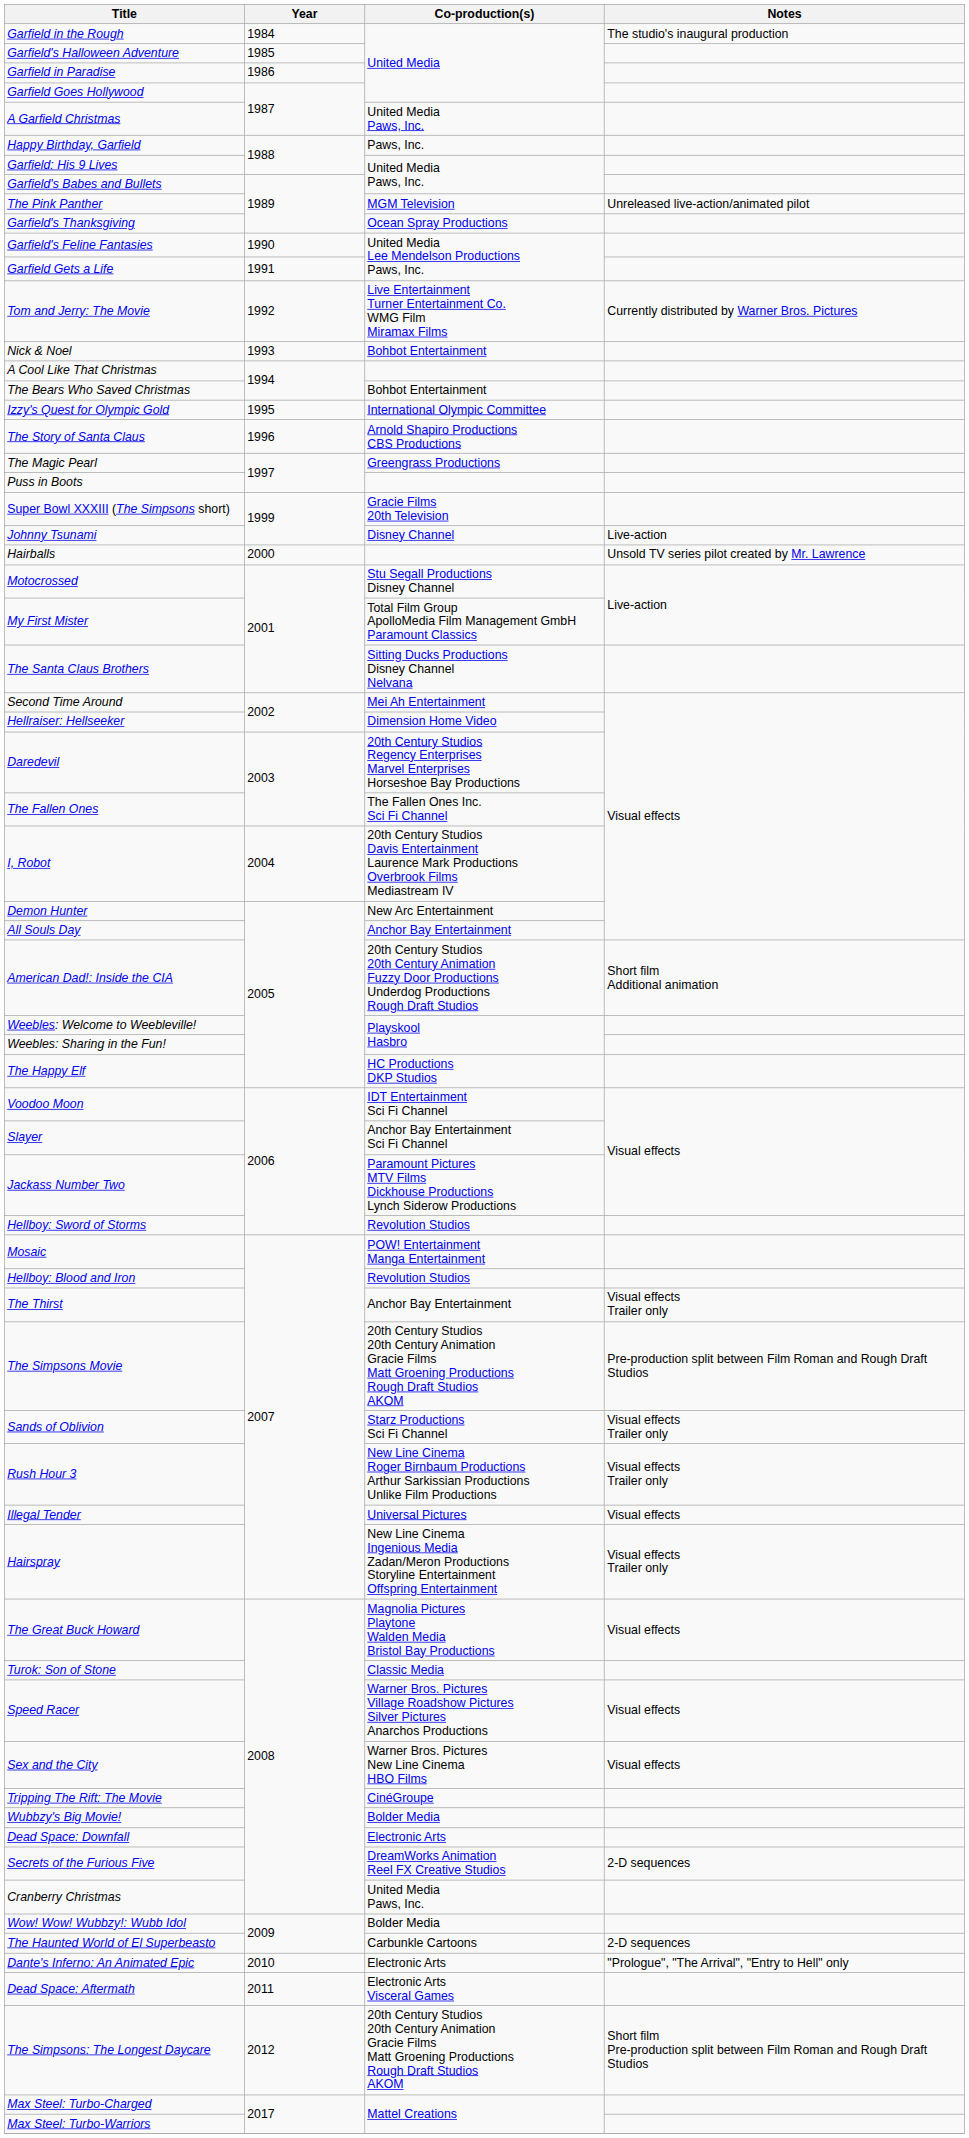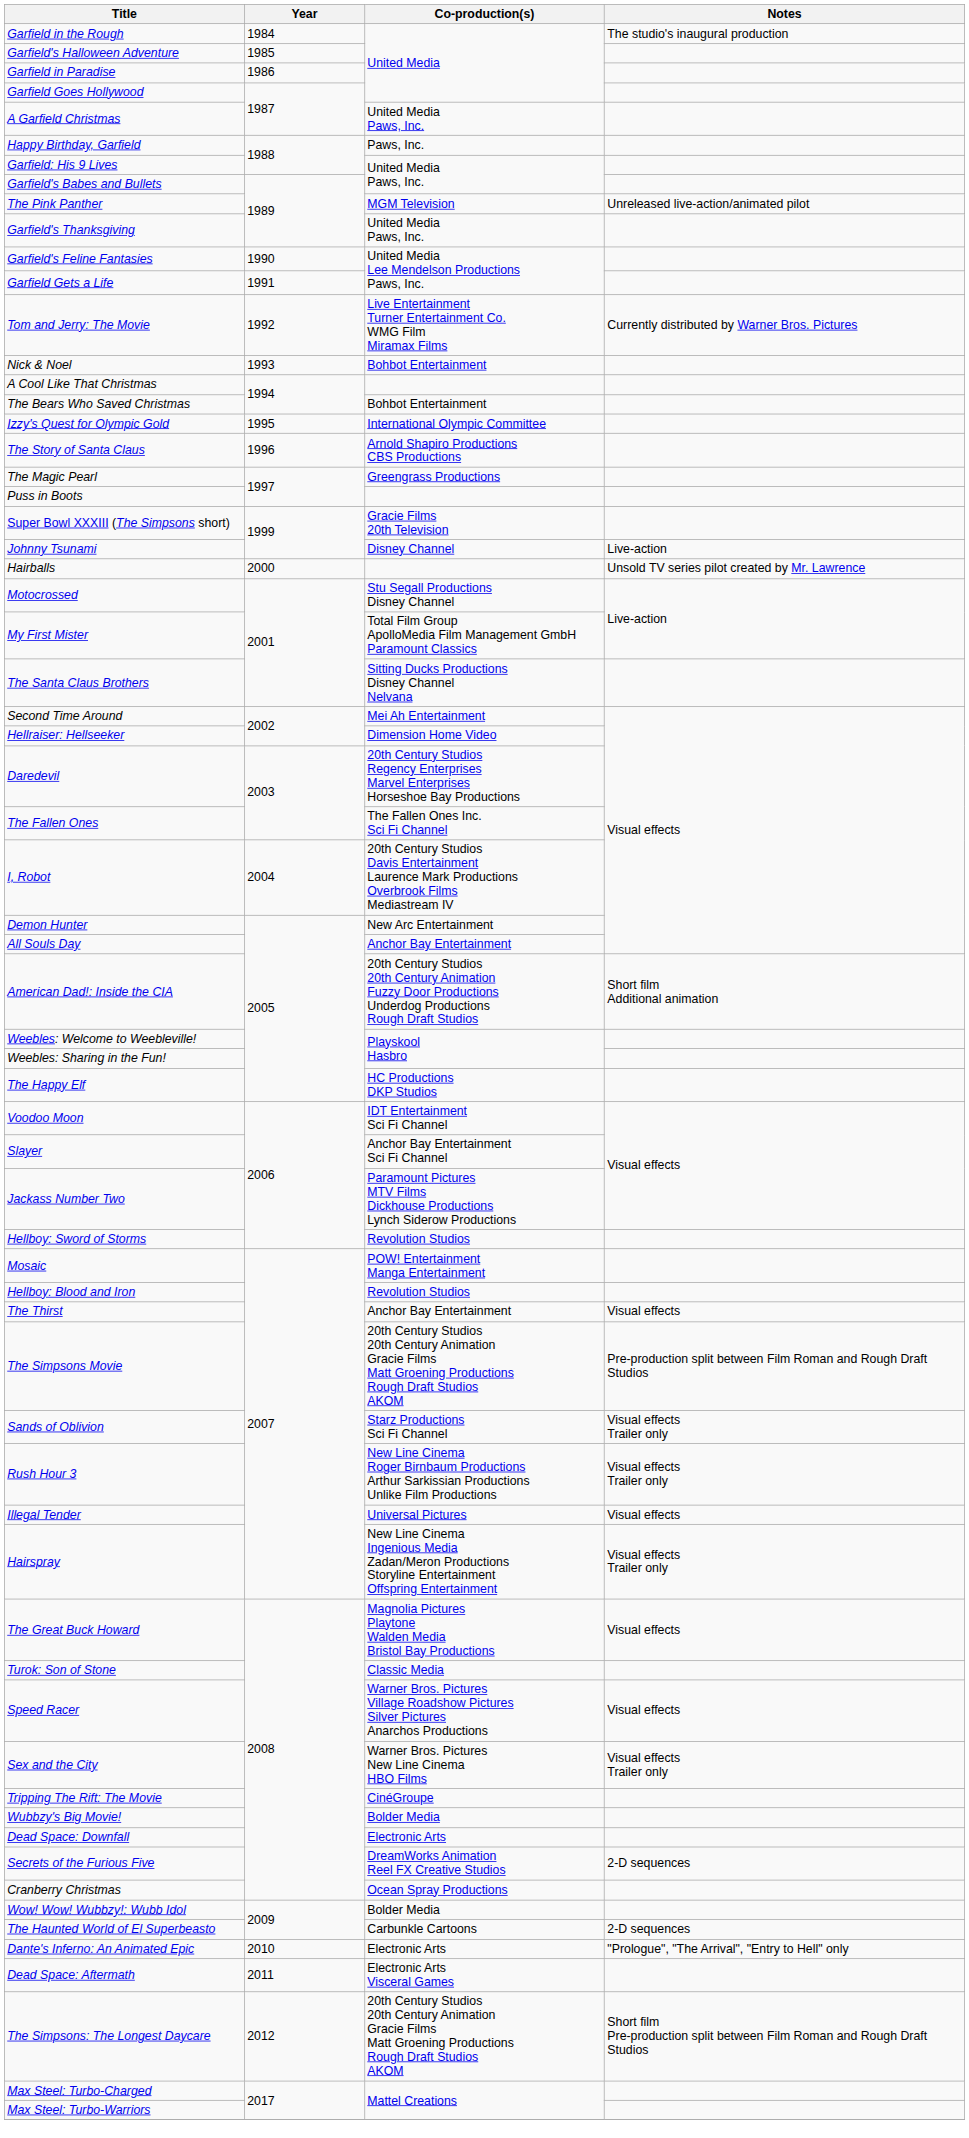(437, 223) Ocean Spray Productions -> (404, 230) United Media Paws, Inc.
(644, 1304) Visual effects Trailer only -> (644, 1311) Visual effects
(644, 1764) Visual effects -> (644, 1764) Visual effects Trailer only
(404, 1897) United Media Paws, Inc. -> (437, 1890) Ocean Spray Productions
